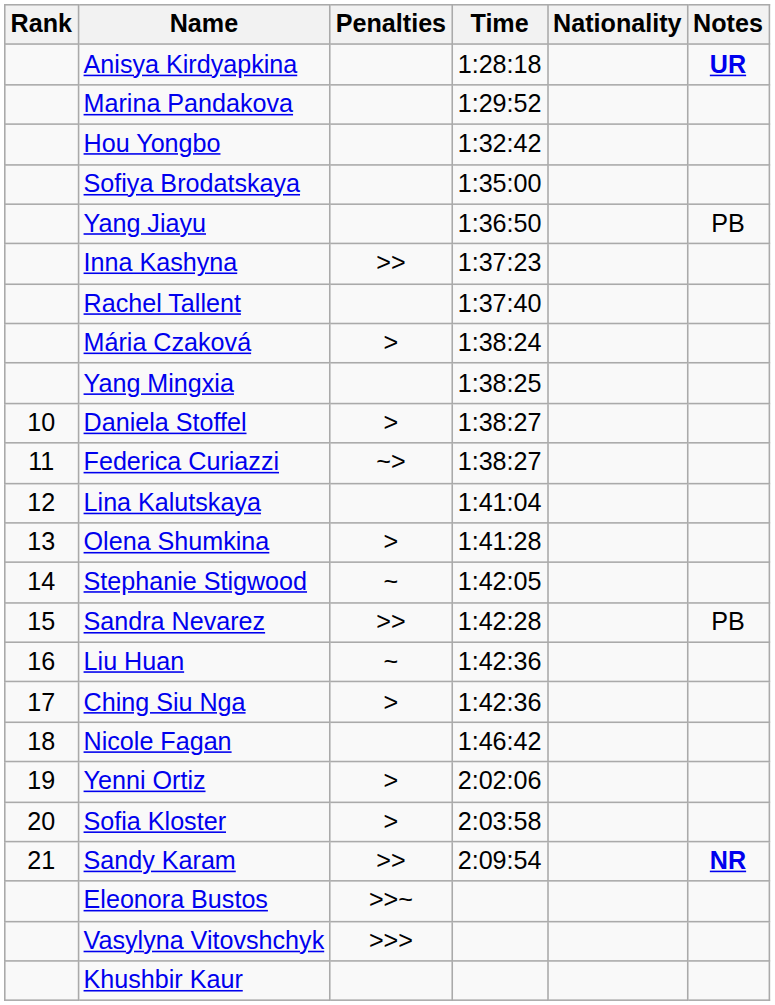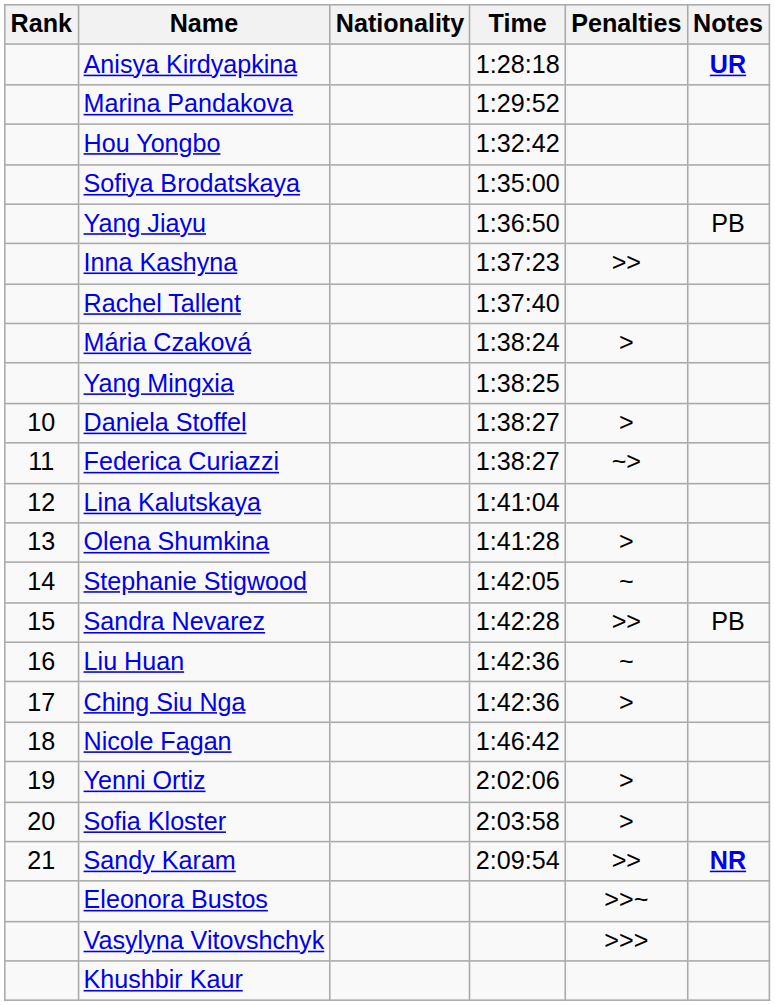columns swapped: (617, 24) <-> (391, 24)
